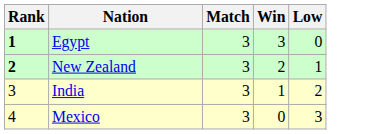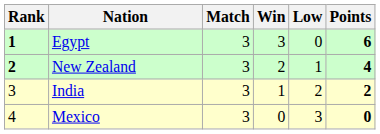+ column: (350, 16)
